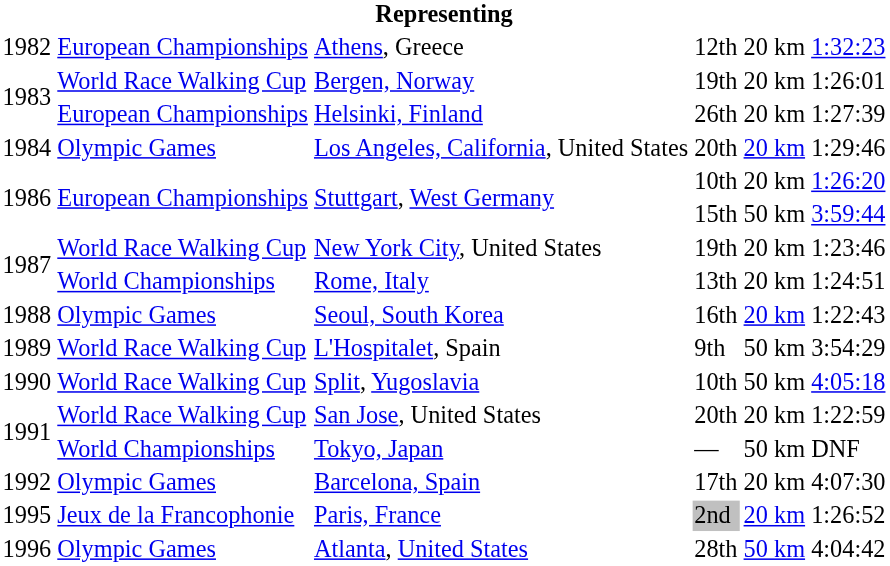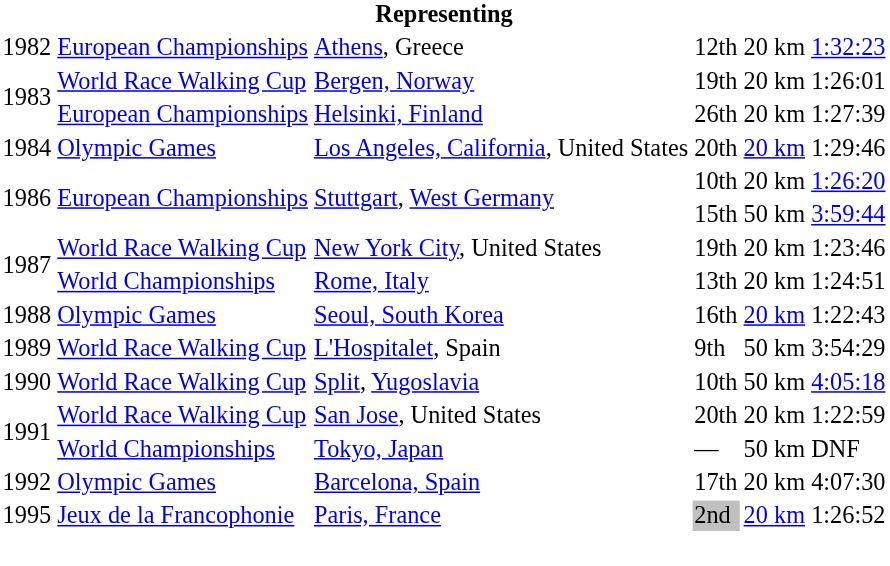- row: (421, 549)
